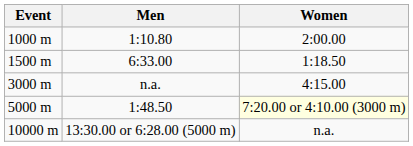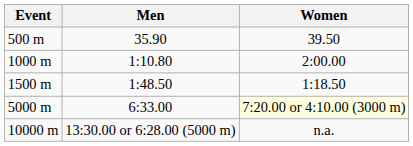+ row: (26, 38)
(150, 61) 6:33.00 -> (150, 84) 1:48.50
- row: (30, 84)
(150, 107) 1:48.50 -> (150, 107) 6:33.00
